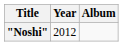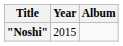(65, 31) 2012 -> (65, 31) 2015
